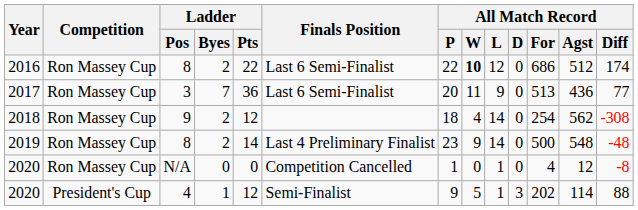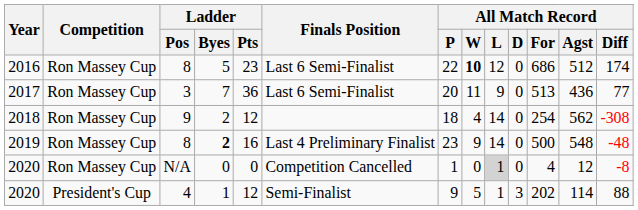(226, 67) 2 -> (226, 67) 5
(250, 67) 22 -> (250, 67) 23
(226, 142) normal -> (226, 142) bold
(250, 142) 14 -> (250, 142) 16
(500, 167) no background -> (500, 167) lightgrey background
